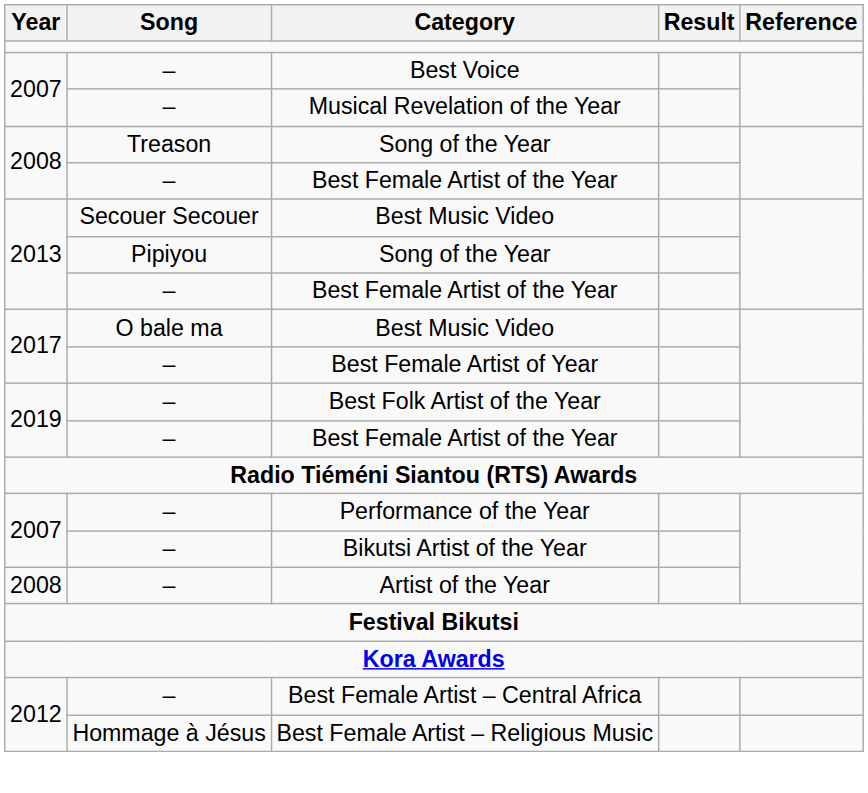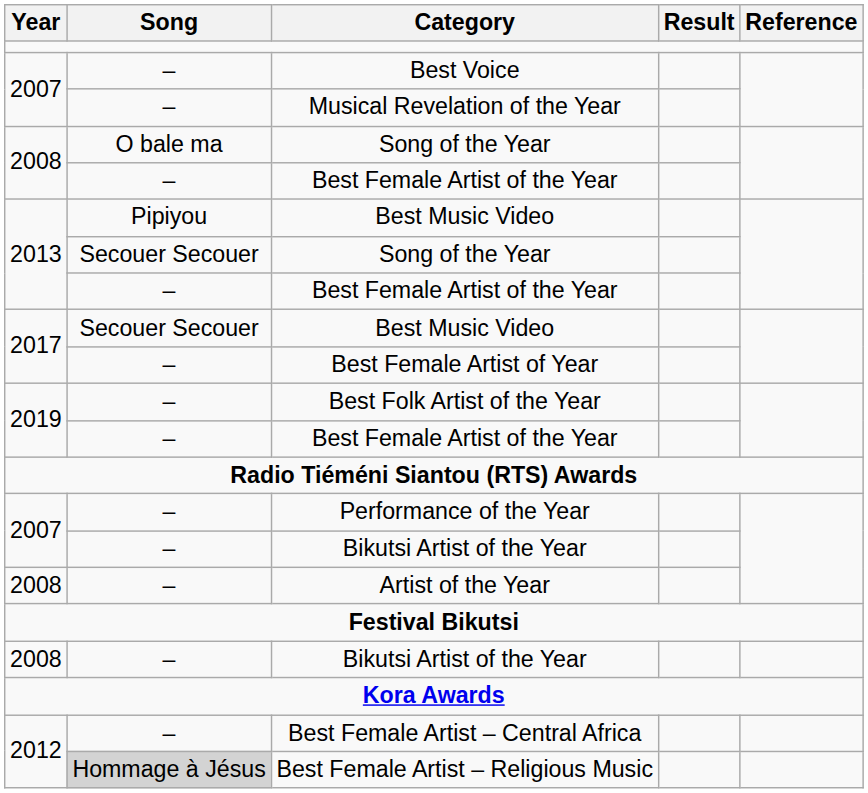(169, 143) Treason -> (169, 143) O bale ma
(169, 217) Secouer Secouer -> (169, 217) Pipiyou
(169, 254) Pipiyou -> (169, 254) Secouer Secouer
(169, 327) O bale ma -> (169, 327) Secouer Secouer
+ row: (36, 659)
(169, 732) no background -> (169, 769) lightgrey background
